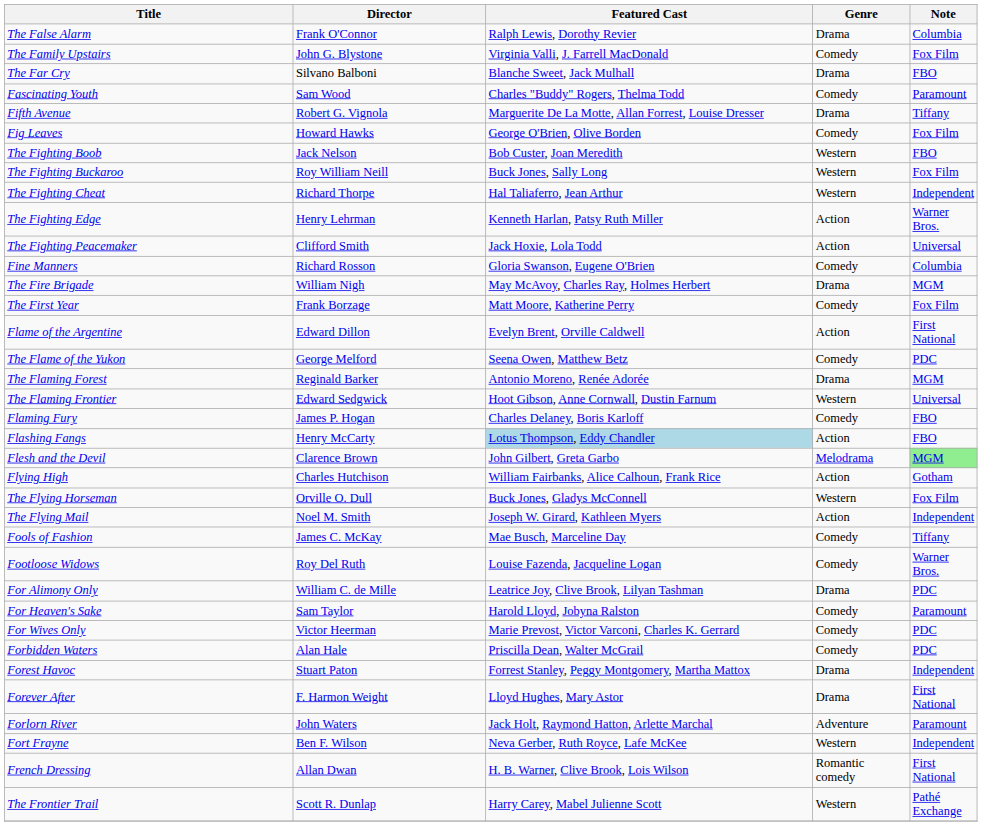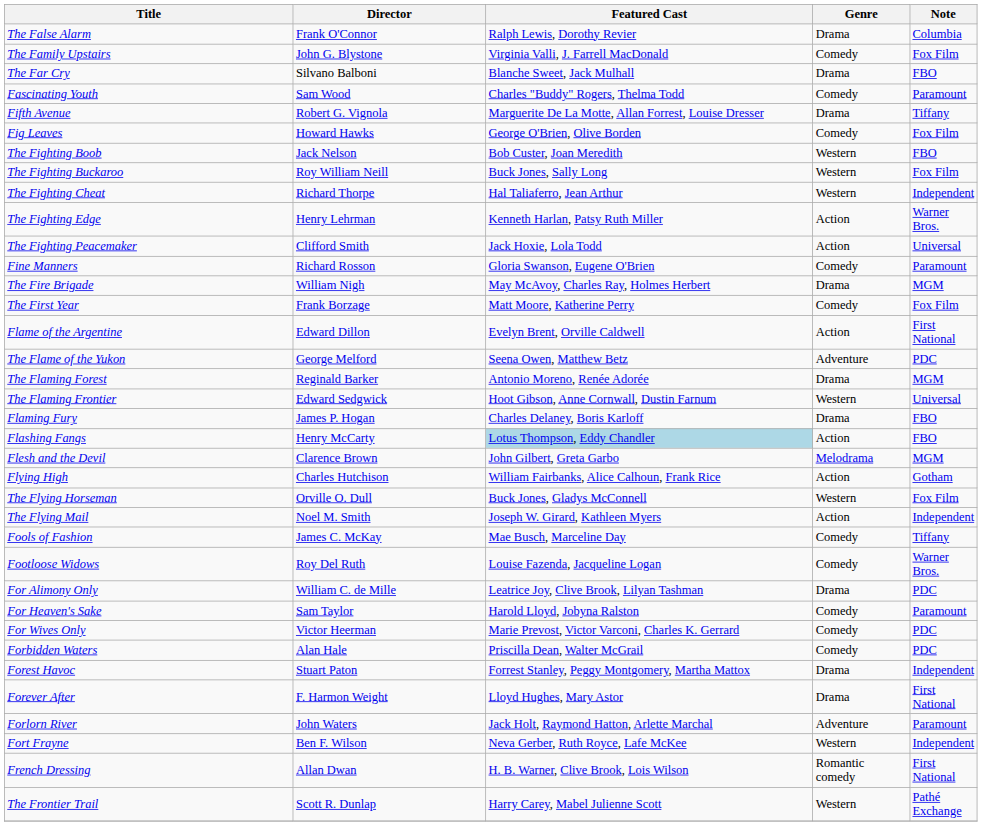(937, 265) Columbia -> (940, 265) Paramount
(837, 359) Comedy -> (842, 359) Adventure
(837, 418) Comedy -> (833, 418) Drama
(928, 458) lightgreen background -> (928, 458) no background
